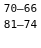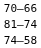+ row: (20, 41)
